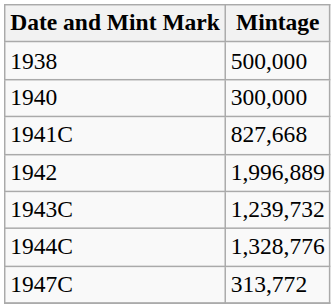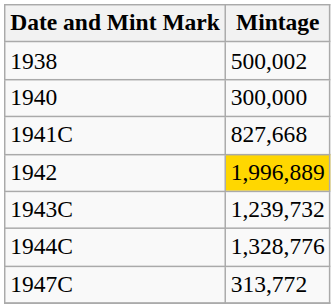(269, 60) 500,000 -> (269, 60) 500,002
(278, 172) no background -> (278, 172) gold background
